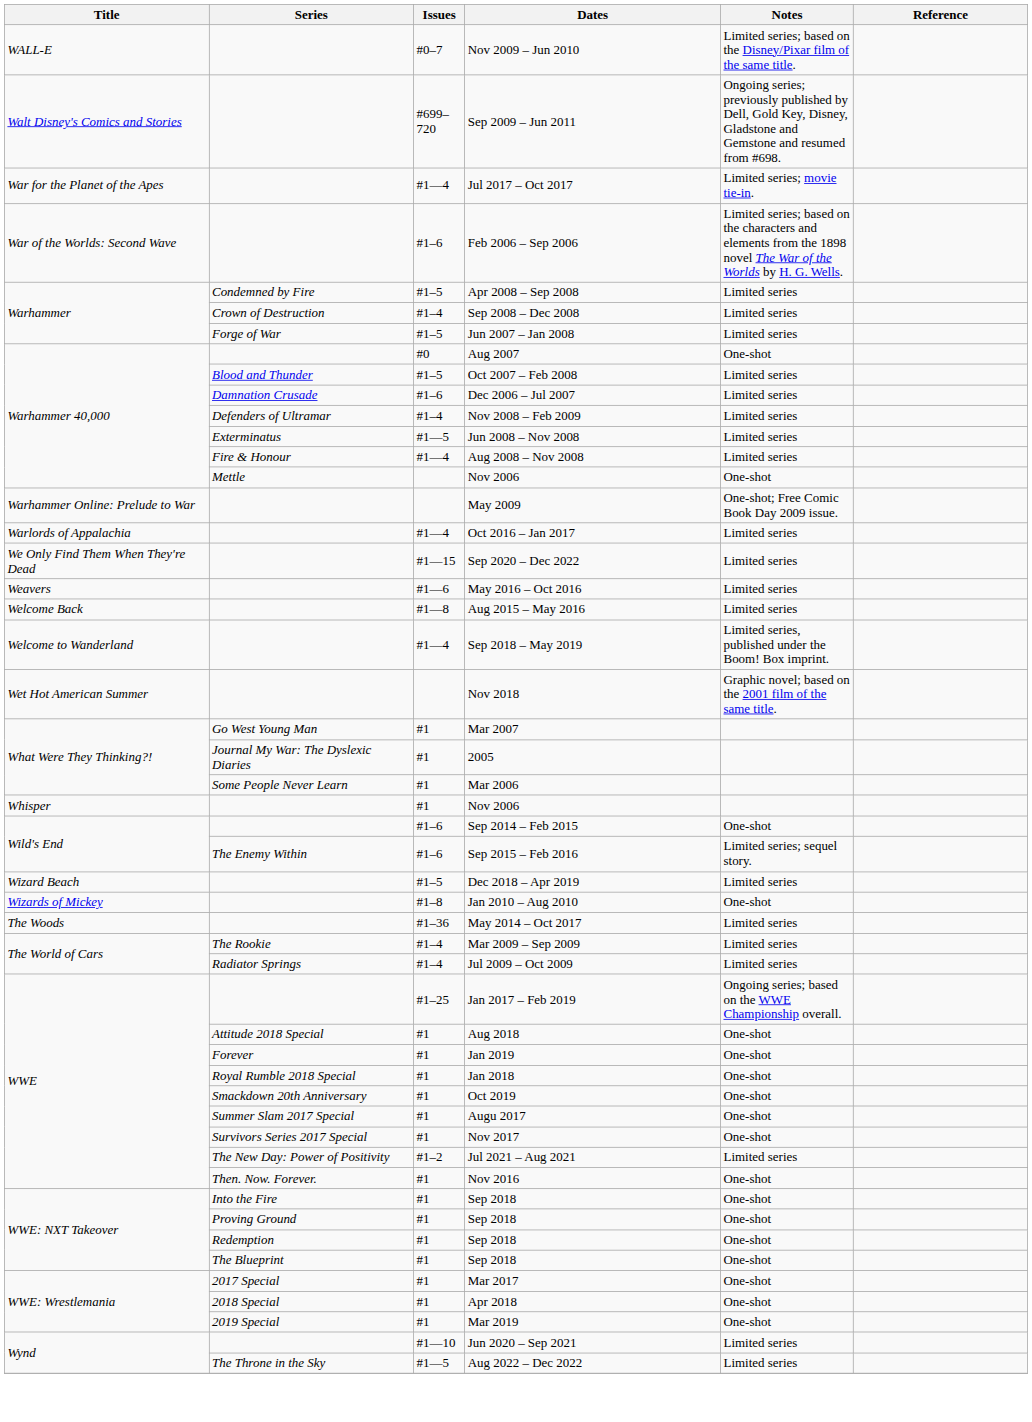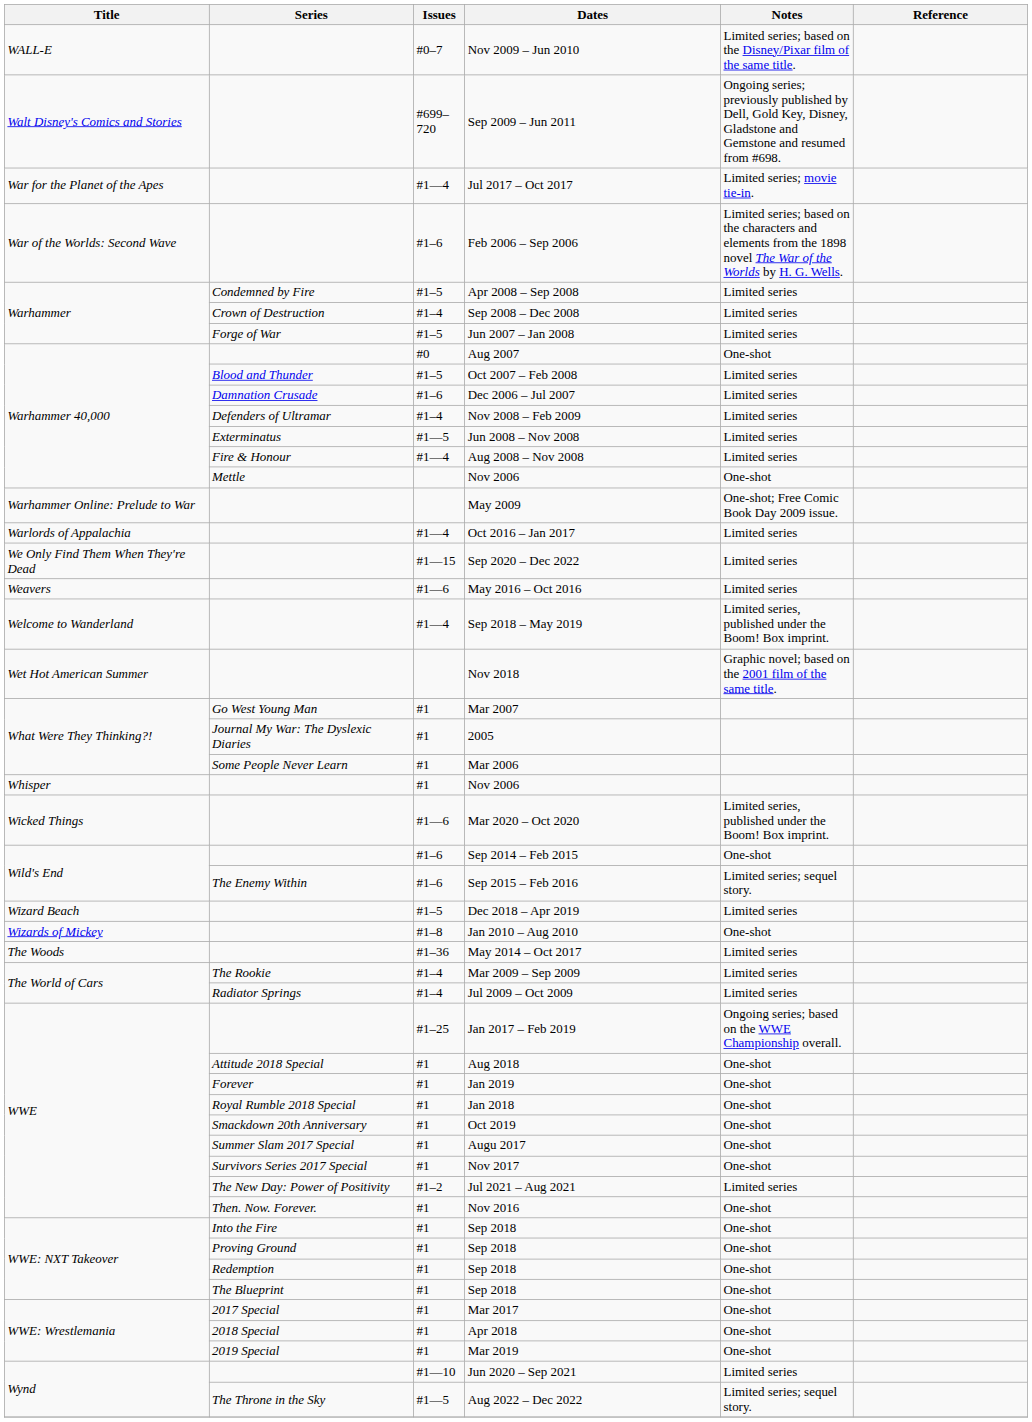- row: (311, 609)
+ row: (311, 820)
(760, 1363) Limited series -> (780, 1399) Limited series; sequel story.
